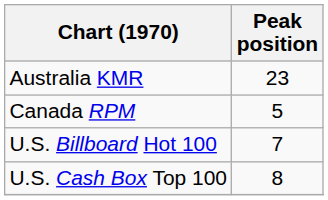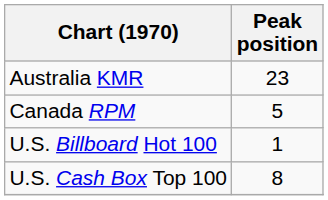(277, 144) 7 -> (277, 144) 1
